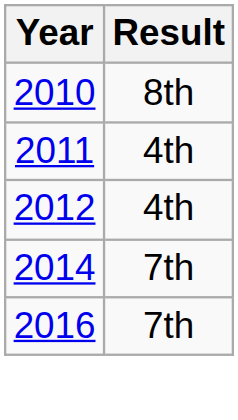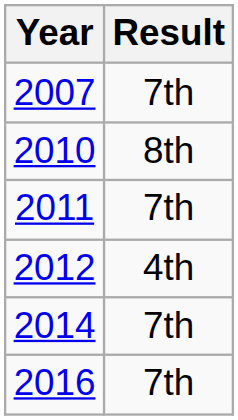+ row: (55, 92)
(169, 150) 4th -> (169, 208) 7th
